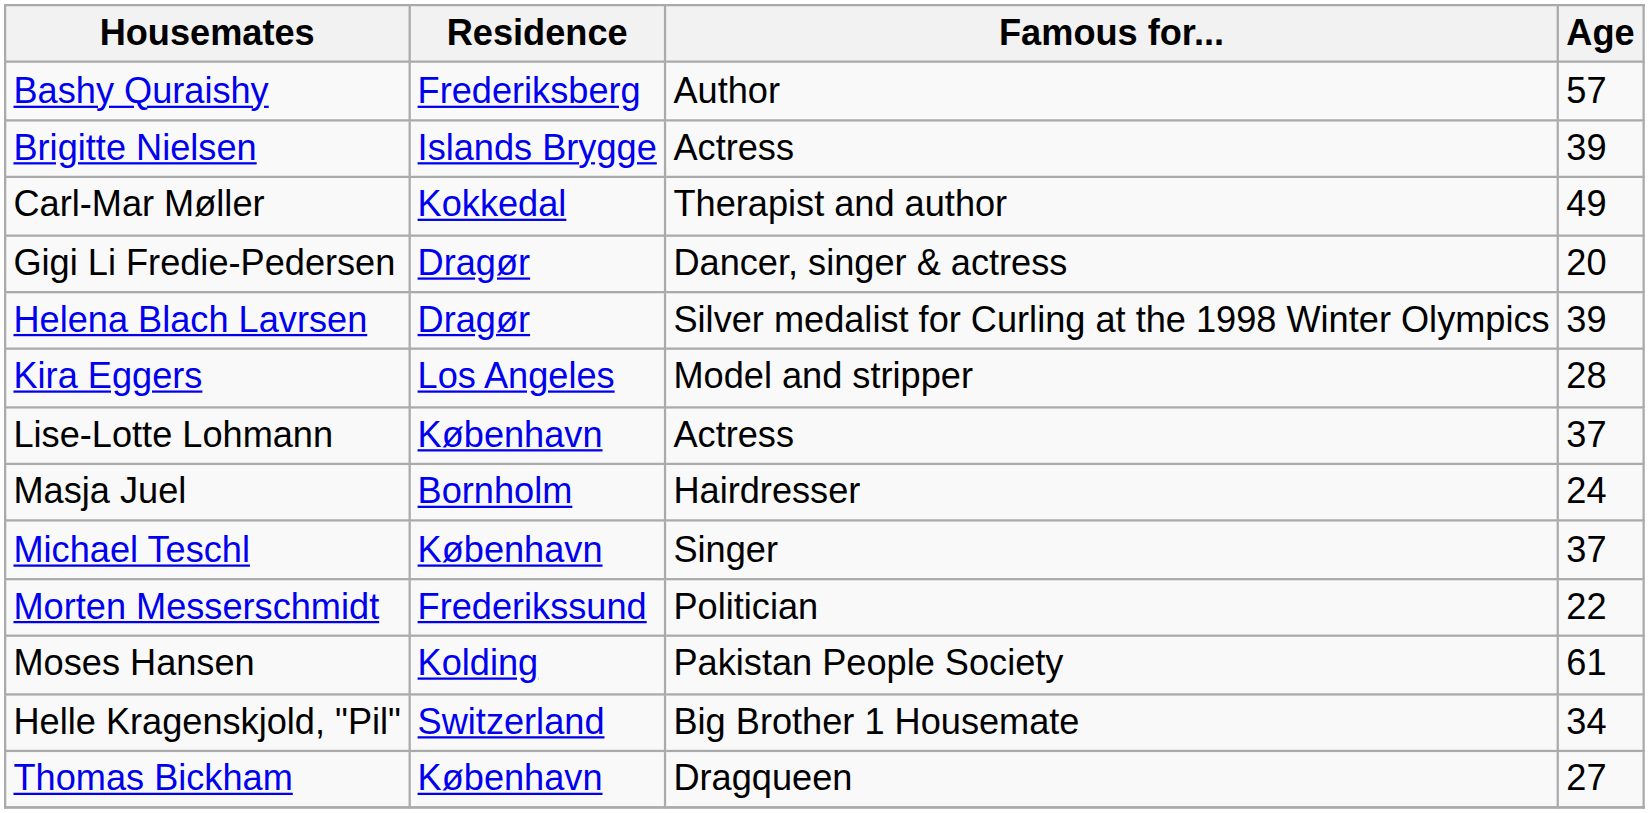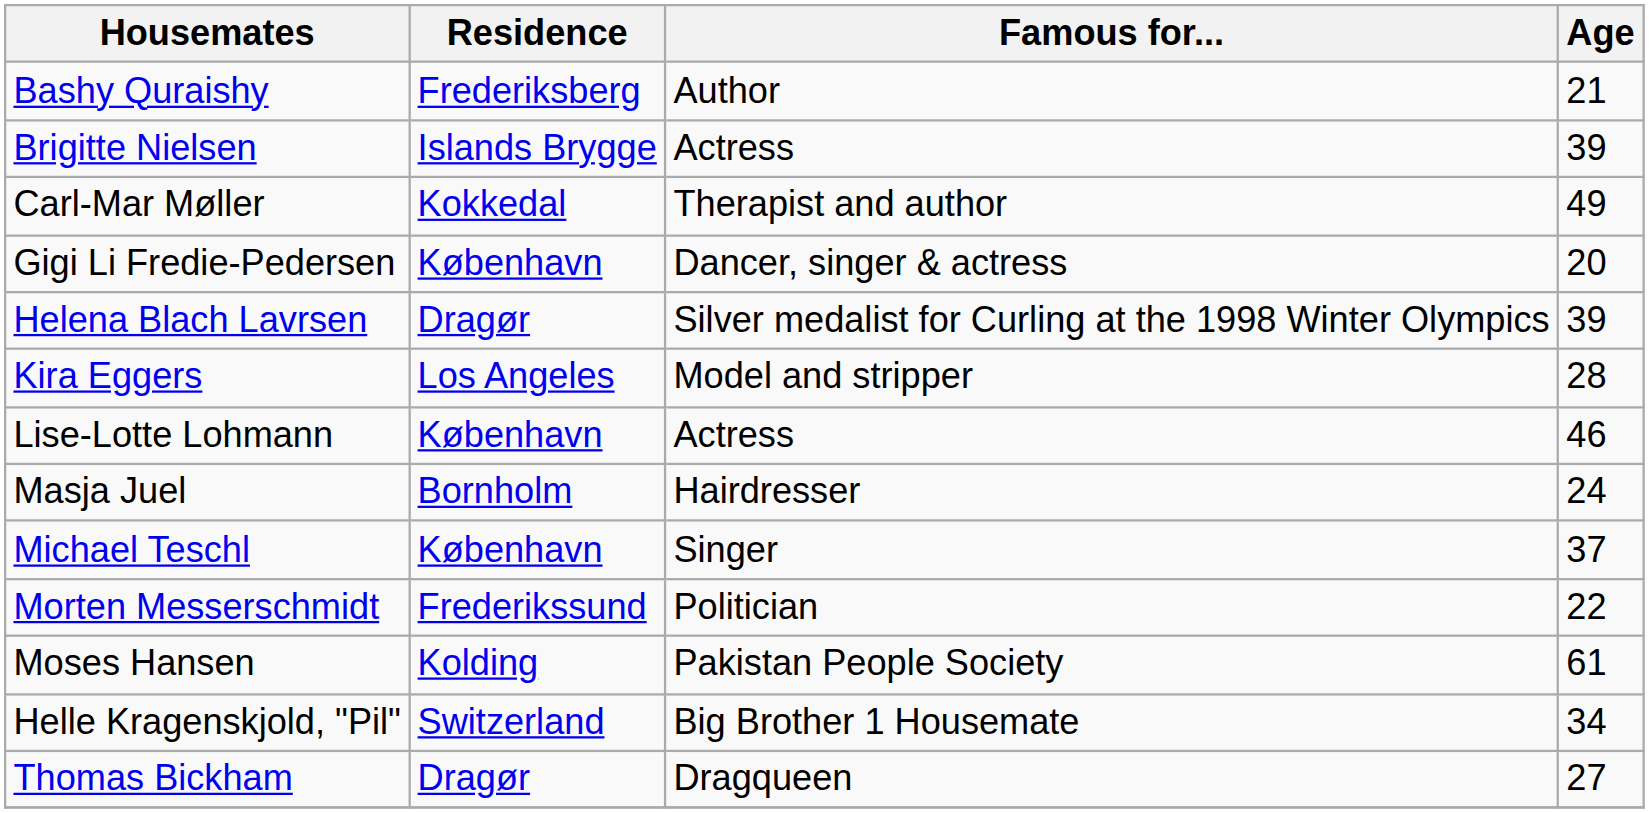(1586, 90) 57 -> (1586, 90) 21
(474, 262) Dragør -> (510, 262) København
(1586, 434) 37 -> (1586, 434) 46
(510, 778) København -> (474, 778) Dragør
